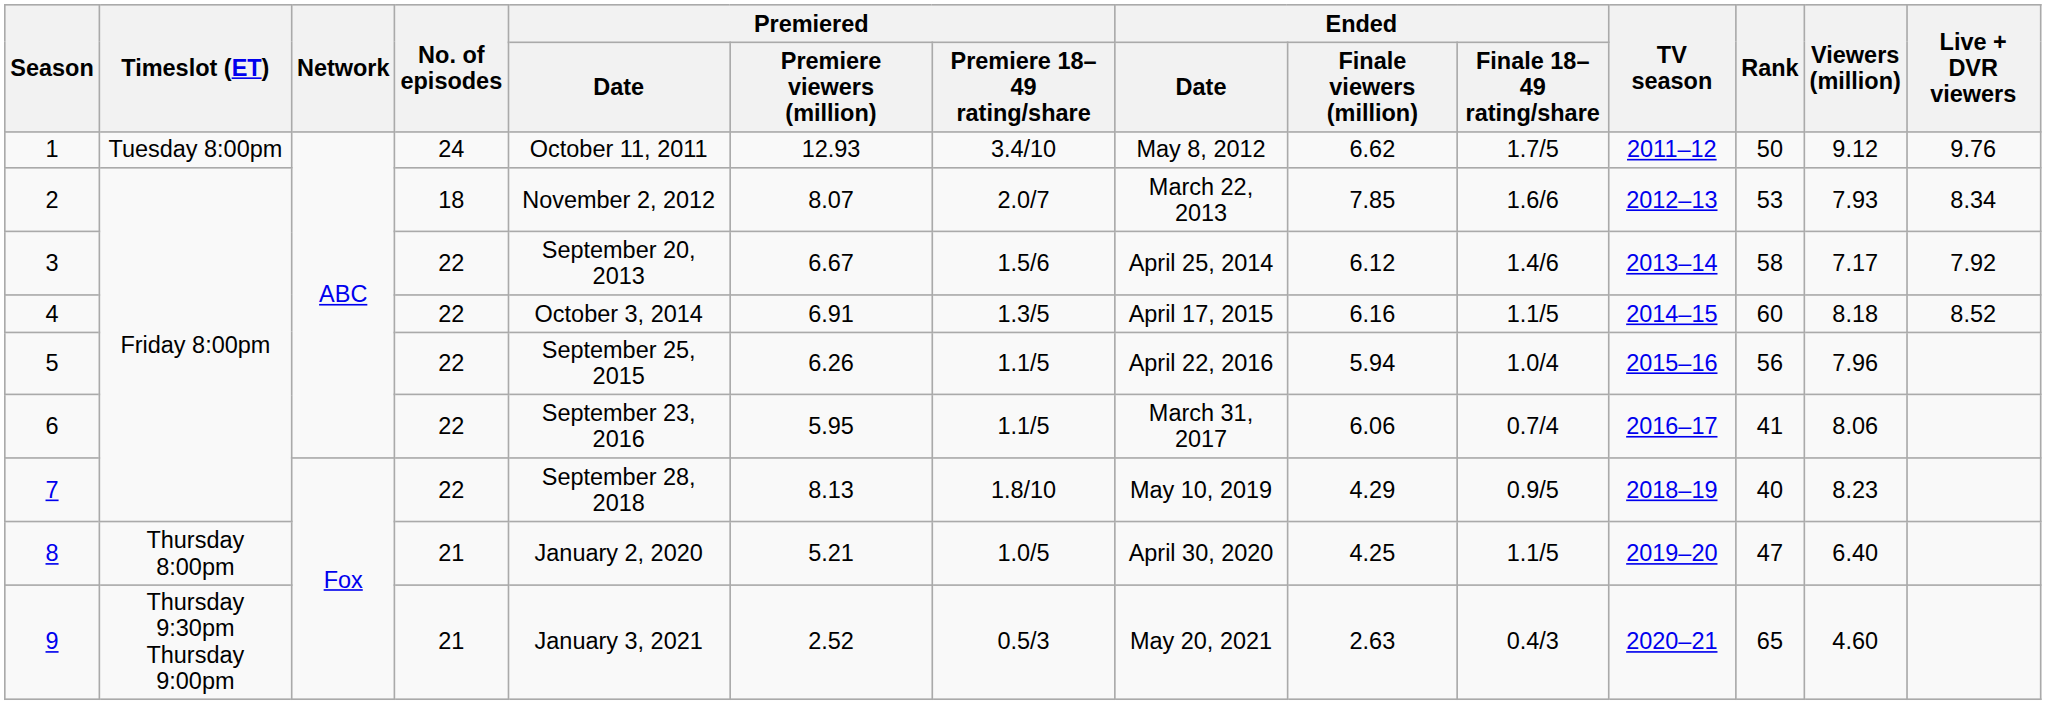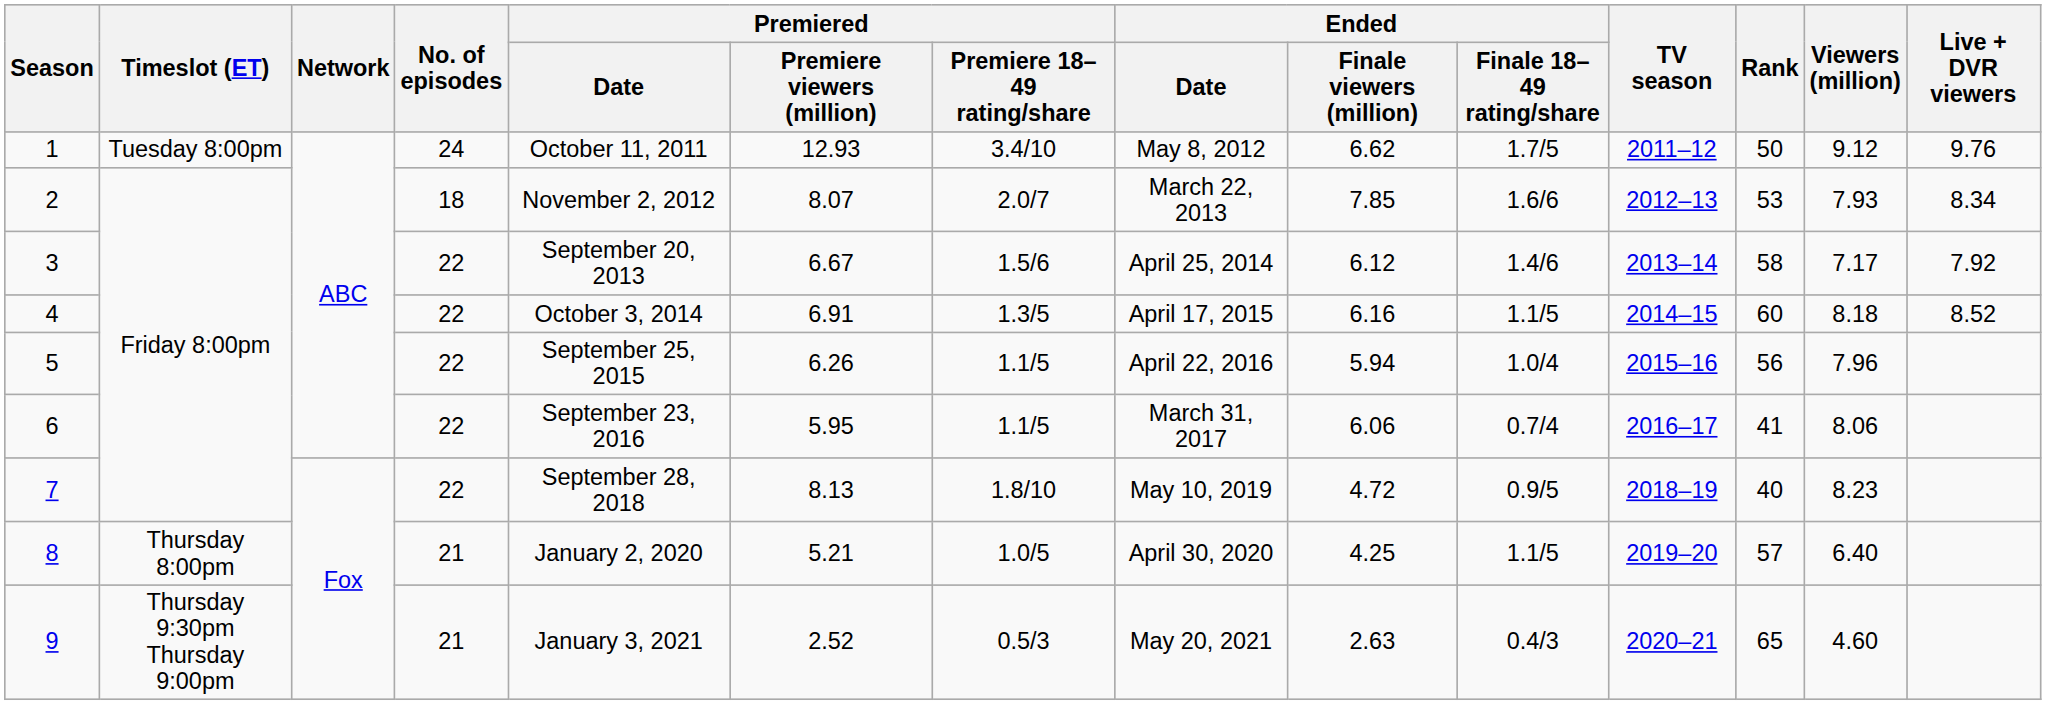(1372, 490) 4.29 -> (1372, 490) 4.72
(1770, 553) 47 -> (1770, 553) 57
